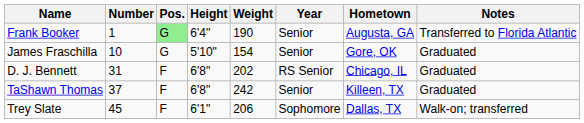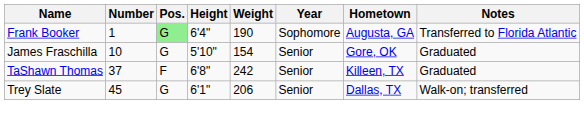(296, 33) Senior -> (309, 33) Sophomore
- row: (42, 71)
(163, 109) F -> (164, 90) G
(309, 109) Sophomore -> (296, 90) Senior
